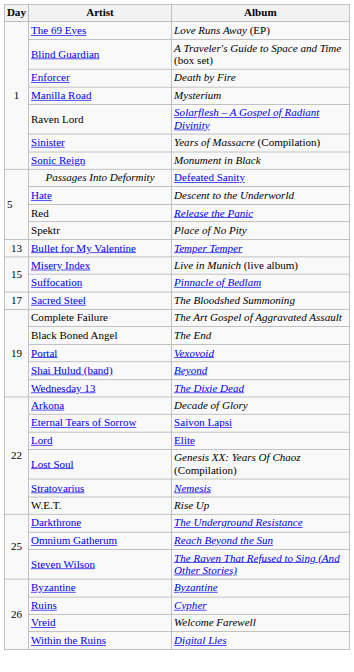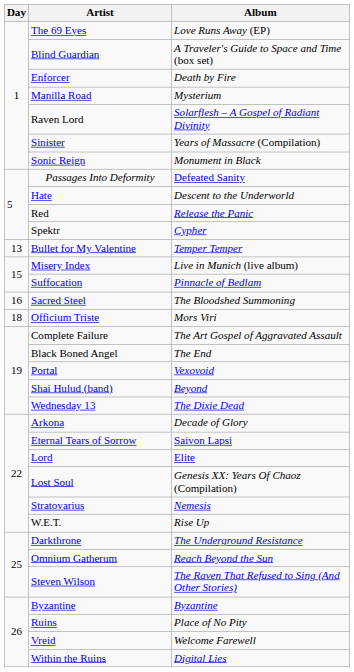(210, 230) Place of No Pity -> (190, 230) Cypher
(16, 300) 17 -> (16, 300) 16
+ row: (65, 318)
(190, 605) Cypher -> (210, 623) Place of No Pity
